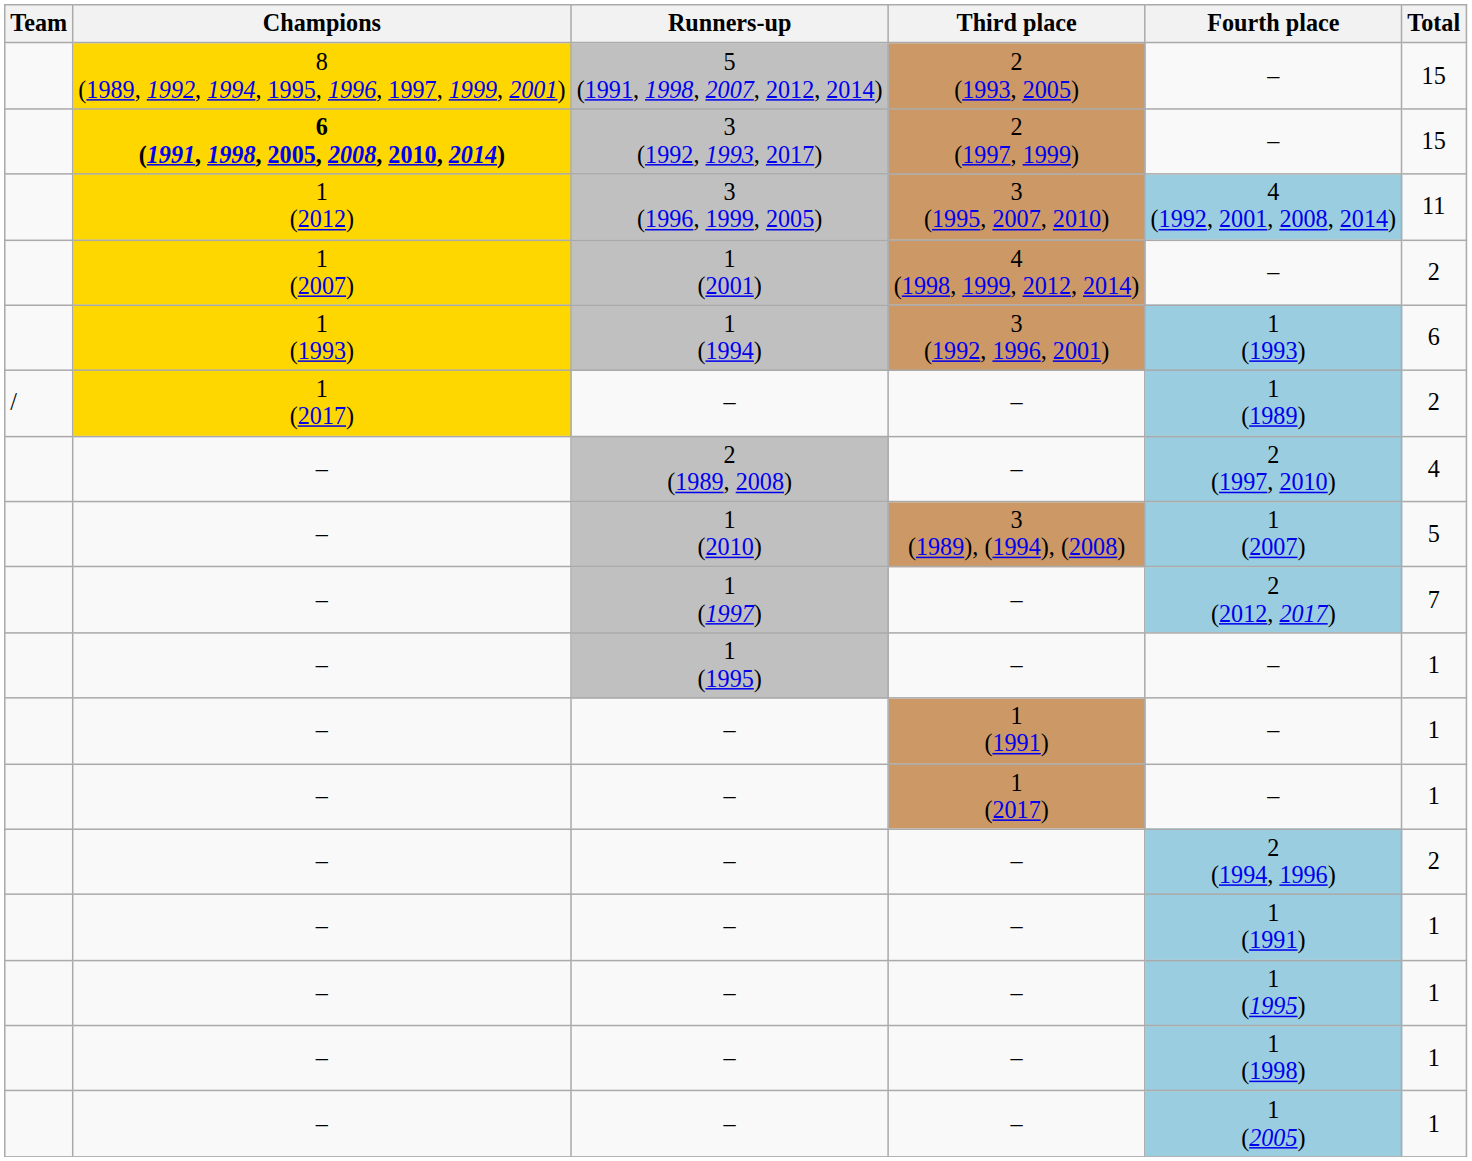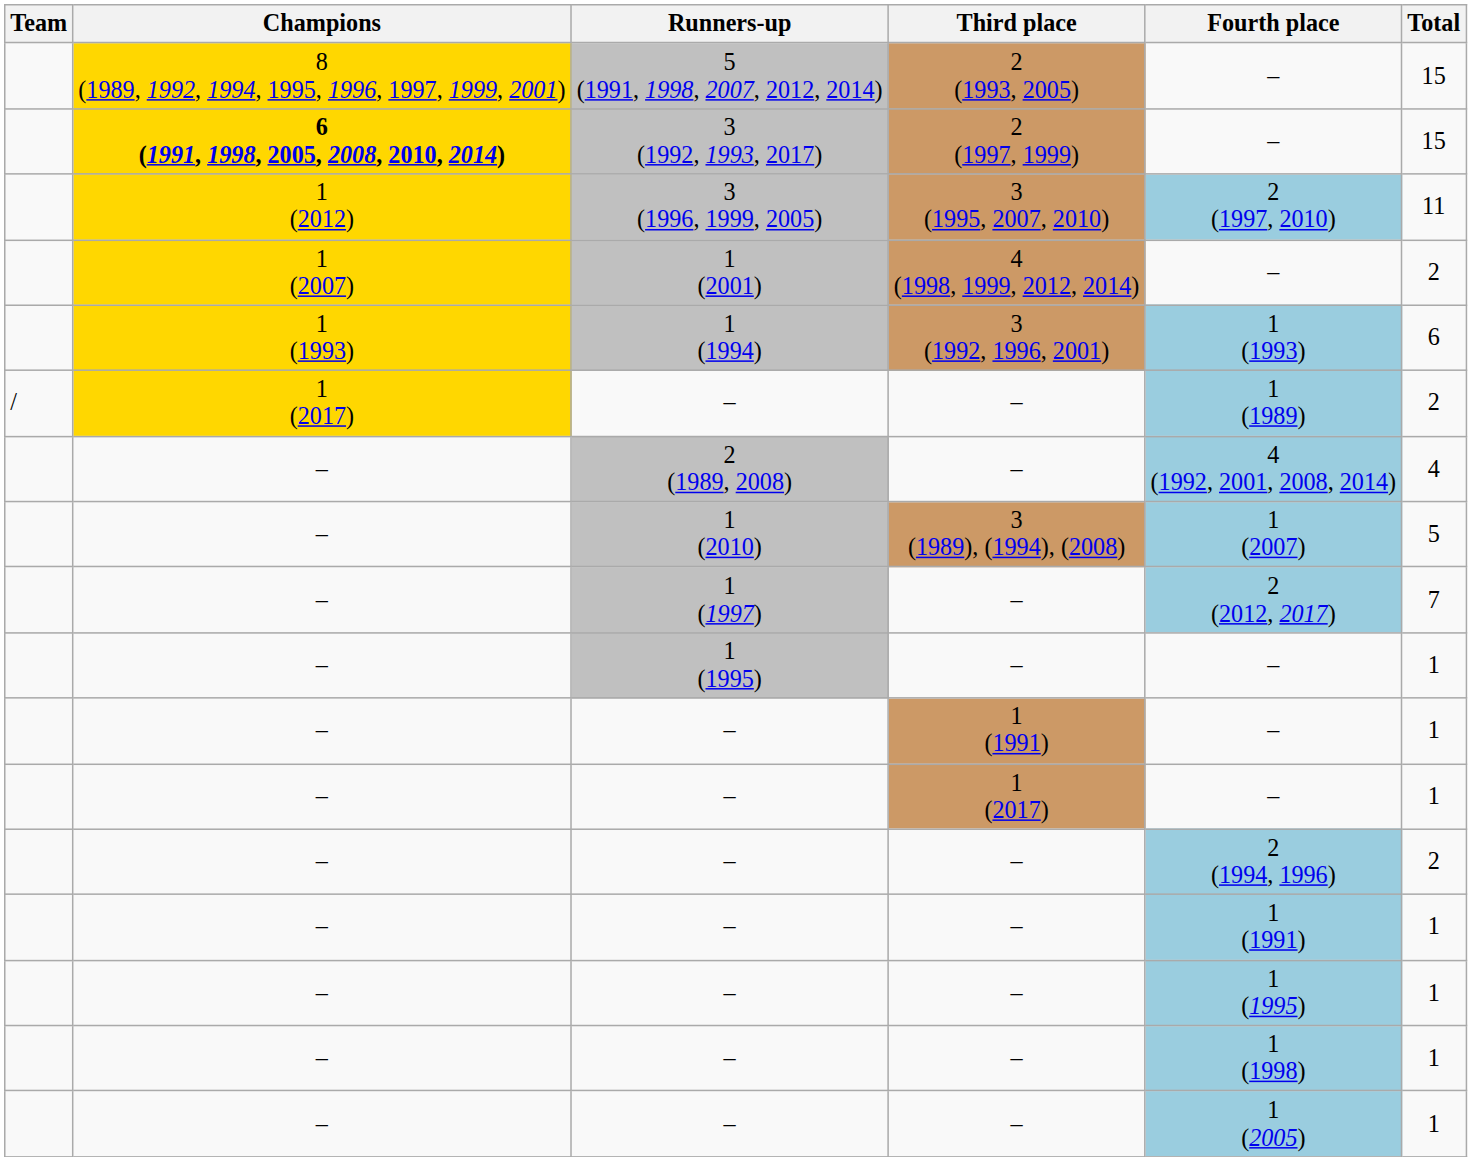(1273, 206) 4 (1992, 2001, 2008, 2014) -> (1273, 206) 2 (1997, 2010)
(1273, 468) 2 (1997, 2010) -> (1273, 468) 4 (1992, 2001, 2008, 2014)
